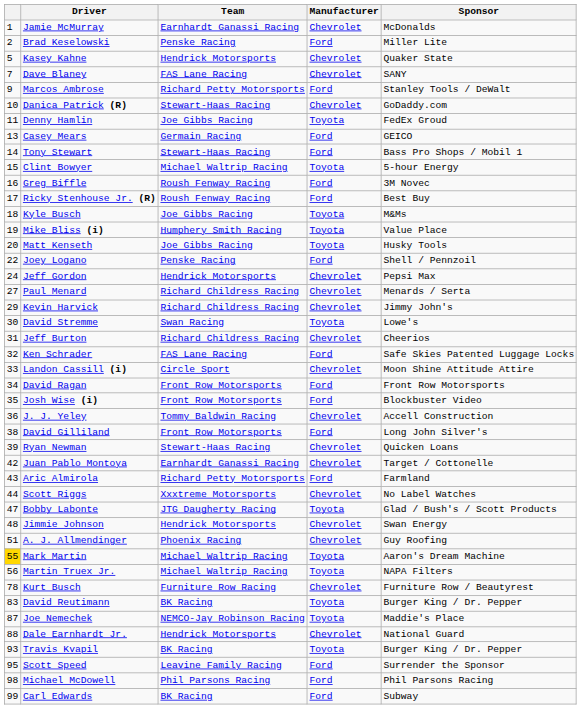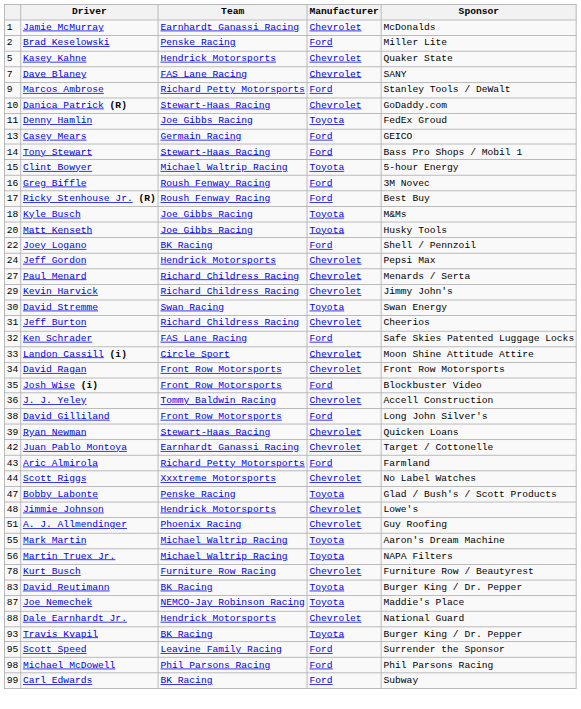- row: (63, 230)
(198, 261) Penske Racing -> (186, 246) BK Racing
(401, 324) Lowe's -> (415, 308) Swan Energy
(321, 386) Ford -> (336, 370) Chevrolet
(218, 510) JTG Daugherty Racing -> (198, 495) Penske Racing
(415, 526) Swan Energy -> (401, 510) Lowe's
(12, 557) gold background -> (12, 541) no background
